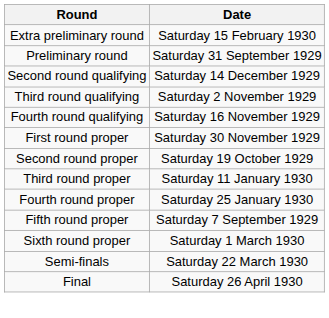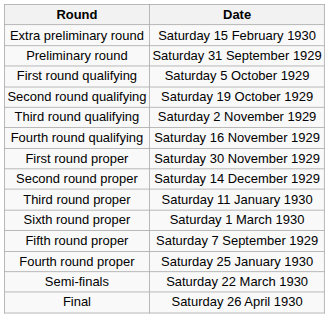+ row: (77, 76)
(237, 76) Saturday 14 December 1929 -> (237, 96) Saturday 19 October 1929
(237, 158) Saturday 19 October 1929 -> (237, 179) Saturday 14 December 1929
rows swapped: (77, 199) <-> (77, 240)
